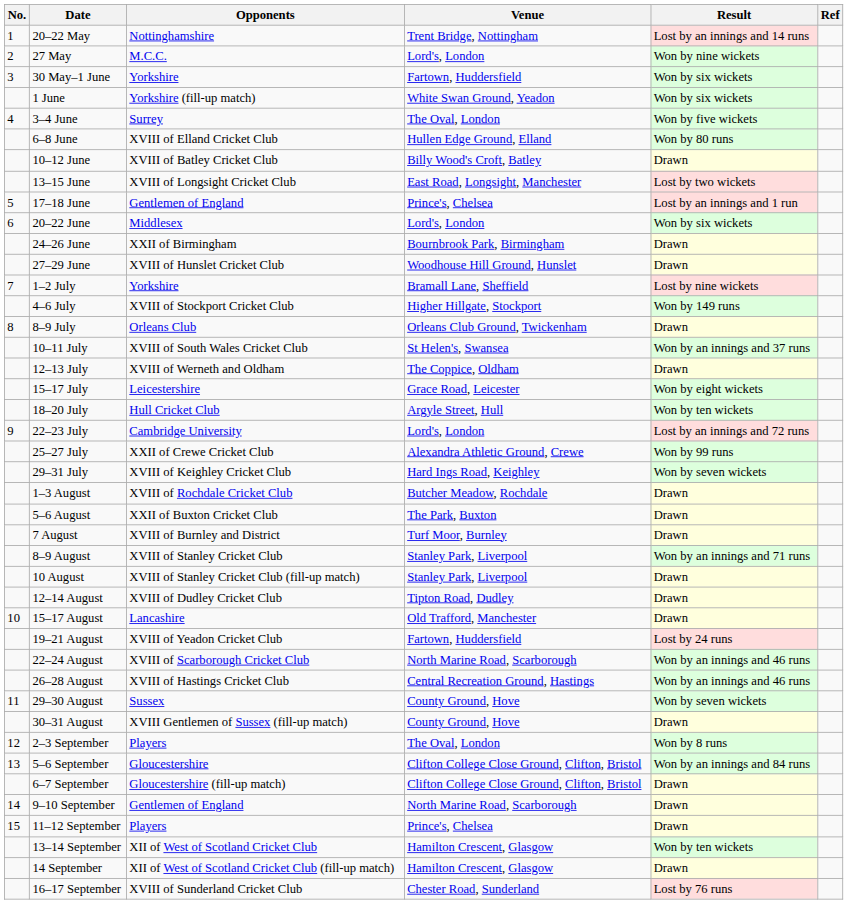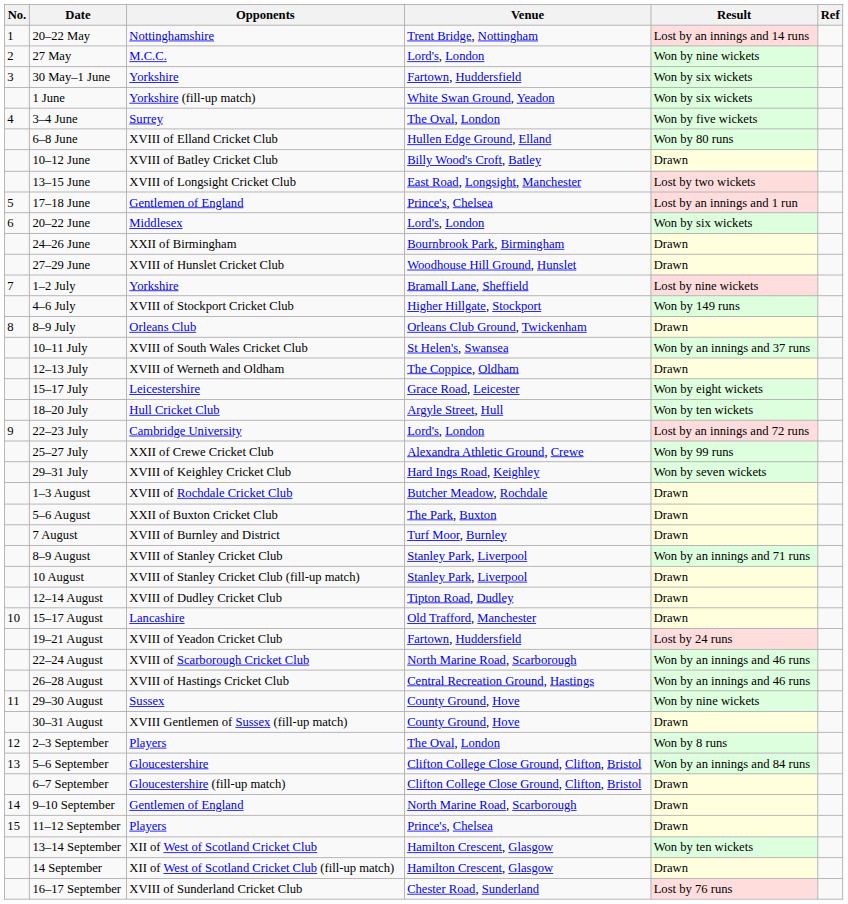(710, 701) Won by seven wickets -> (707, 701) Won by nine wickets
